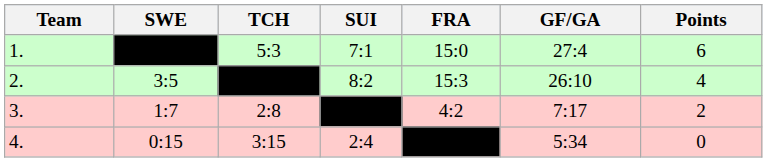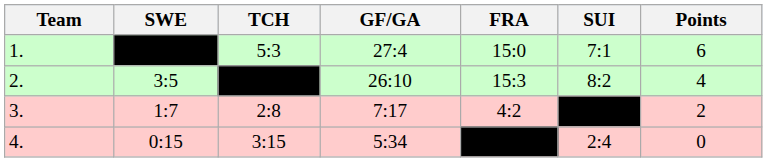columns swapped: (361, 19) <-> (570, 19)
